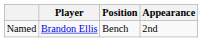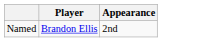- column: (120, 12)
